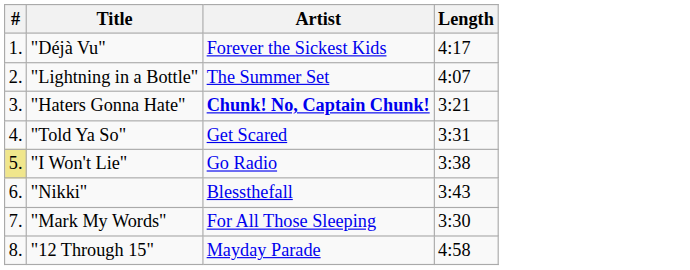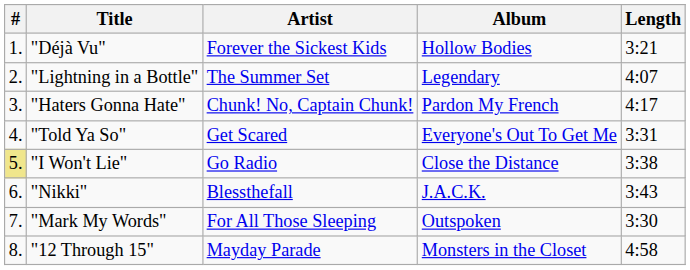+ column: (519, 18)
(454, 47) 4:17 -> (642, 47) 3:21
(318, 105) bold -> (310, 105) normal
(454, 105) 3:21 -> (642, 105) 4:17
